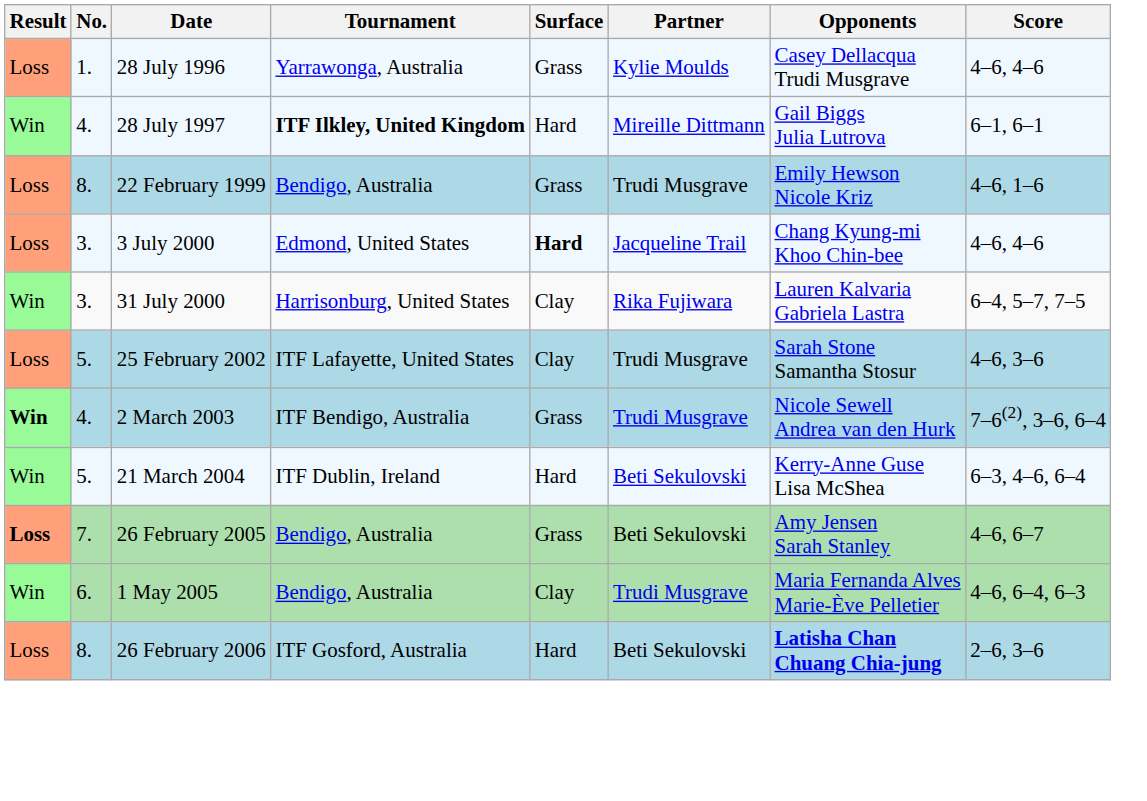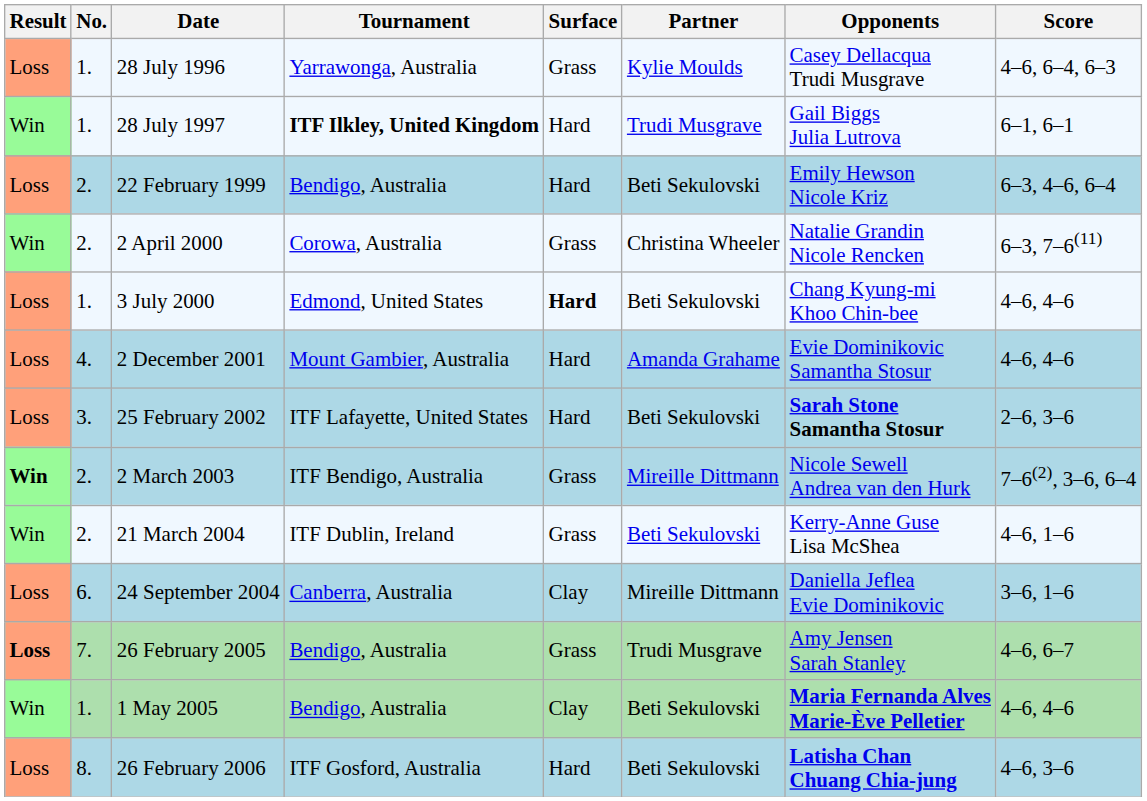(1007, 67) 4–6, 4–6 -> (1058, 67) 4–6, 6–4, 6–3
(84, 125) 4. -> (84, 125) 1.
(689, 125) Mireille Dittmann -> (694, 125) Trudi Musgrave
(84, 183) 8. -> (84, 183) 2.
(558, 183) Grass -> (570, 183) Hard
(680, 183) Trudi Musgrave -> (694, 183) Beti Sekulovski
(1007, 183) 4–6, 1–6 -> (1058, 183) 6–3, 4–6, 6–4
+ row: (170, 242)
(84, 242) 3. -> (84, 300) 1.
(680, 242) Jacqueline Trail -> (694, 300) Beti Sekulovski
- row: (171, 300)
+ row: (191, 358)
(84, 358) 5. -> (84, 416) 3.
(554, 358) Clay -> (570, 416) Hard
(680, 358) Trudi Musgrave -> (694, 416) Beti Sekulovski
(845, 358) normal -> (867, 416) bold
(1007, 358) 4–6, 3–6 -> (1037, 416) 2–6, 3–6
(84, 416) 4. -> (84, 475) 2.
(680, 416) Trudi Musgrave -> (703, 475) Mireille Dittmann
(84, 475) 5. -> (84, 533) 2.
(556, 475) Hard -> (572, 533) Grass
(1028, 475) 6–3, 4–6, 6–4 -> (1037, 533) 4–6, 1–6
+ row: (198, 591)
(680, 533) Beti Sekulovski -> (694, 650) Trudi Musgrave
(84, 591) 6. -> (84, 708) 1.
(680, 591) Trudi Musgrave -> (694, 708) Beti Sekulovski
(868, 591) normal -> (890, 708) bold
(1028, 591) 4–6, 6–4, 6–3 -> (1037, 708) 4–6, 4–6
(1007, 650) 2–6, 3–6 -> (1037, 766) 4–6, 3–6
